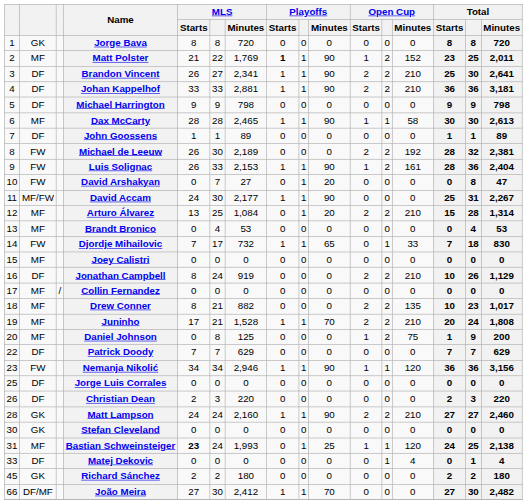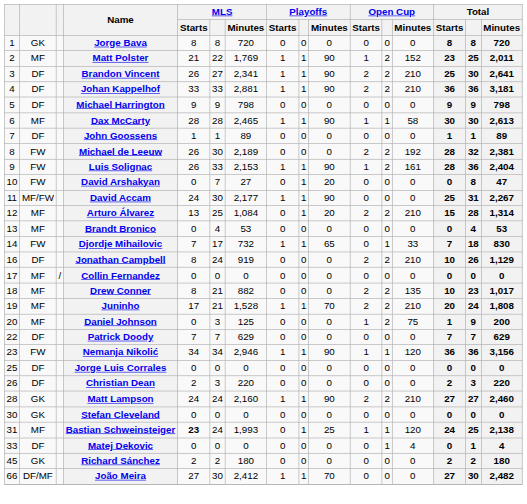(283, 58) bold -> (283, 58) normal
- row: (121, 259)
(217, 337) 8 -> (217, 321) 3
